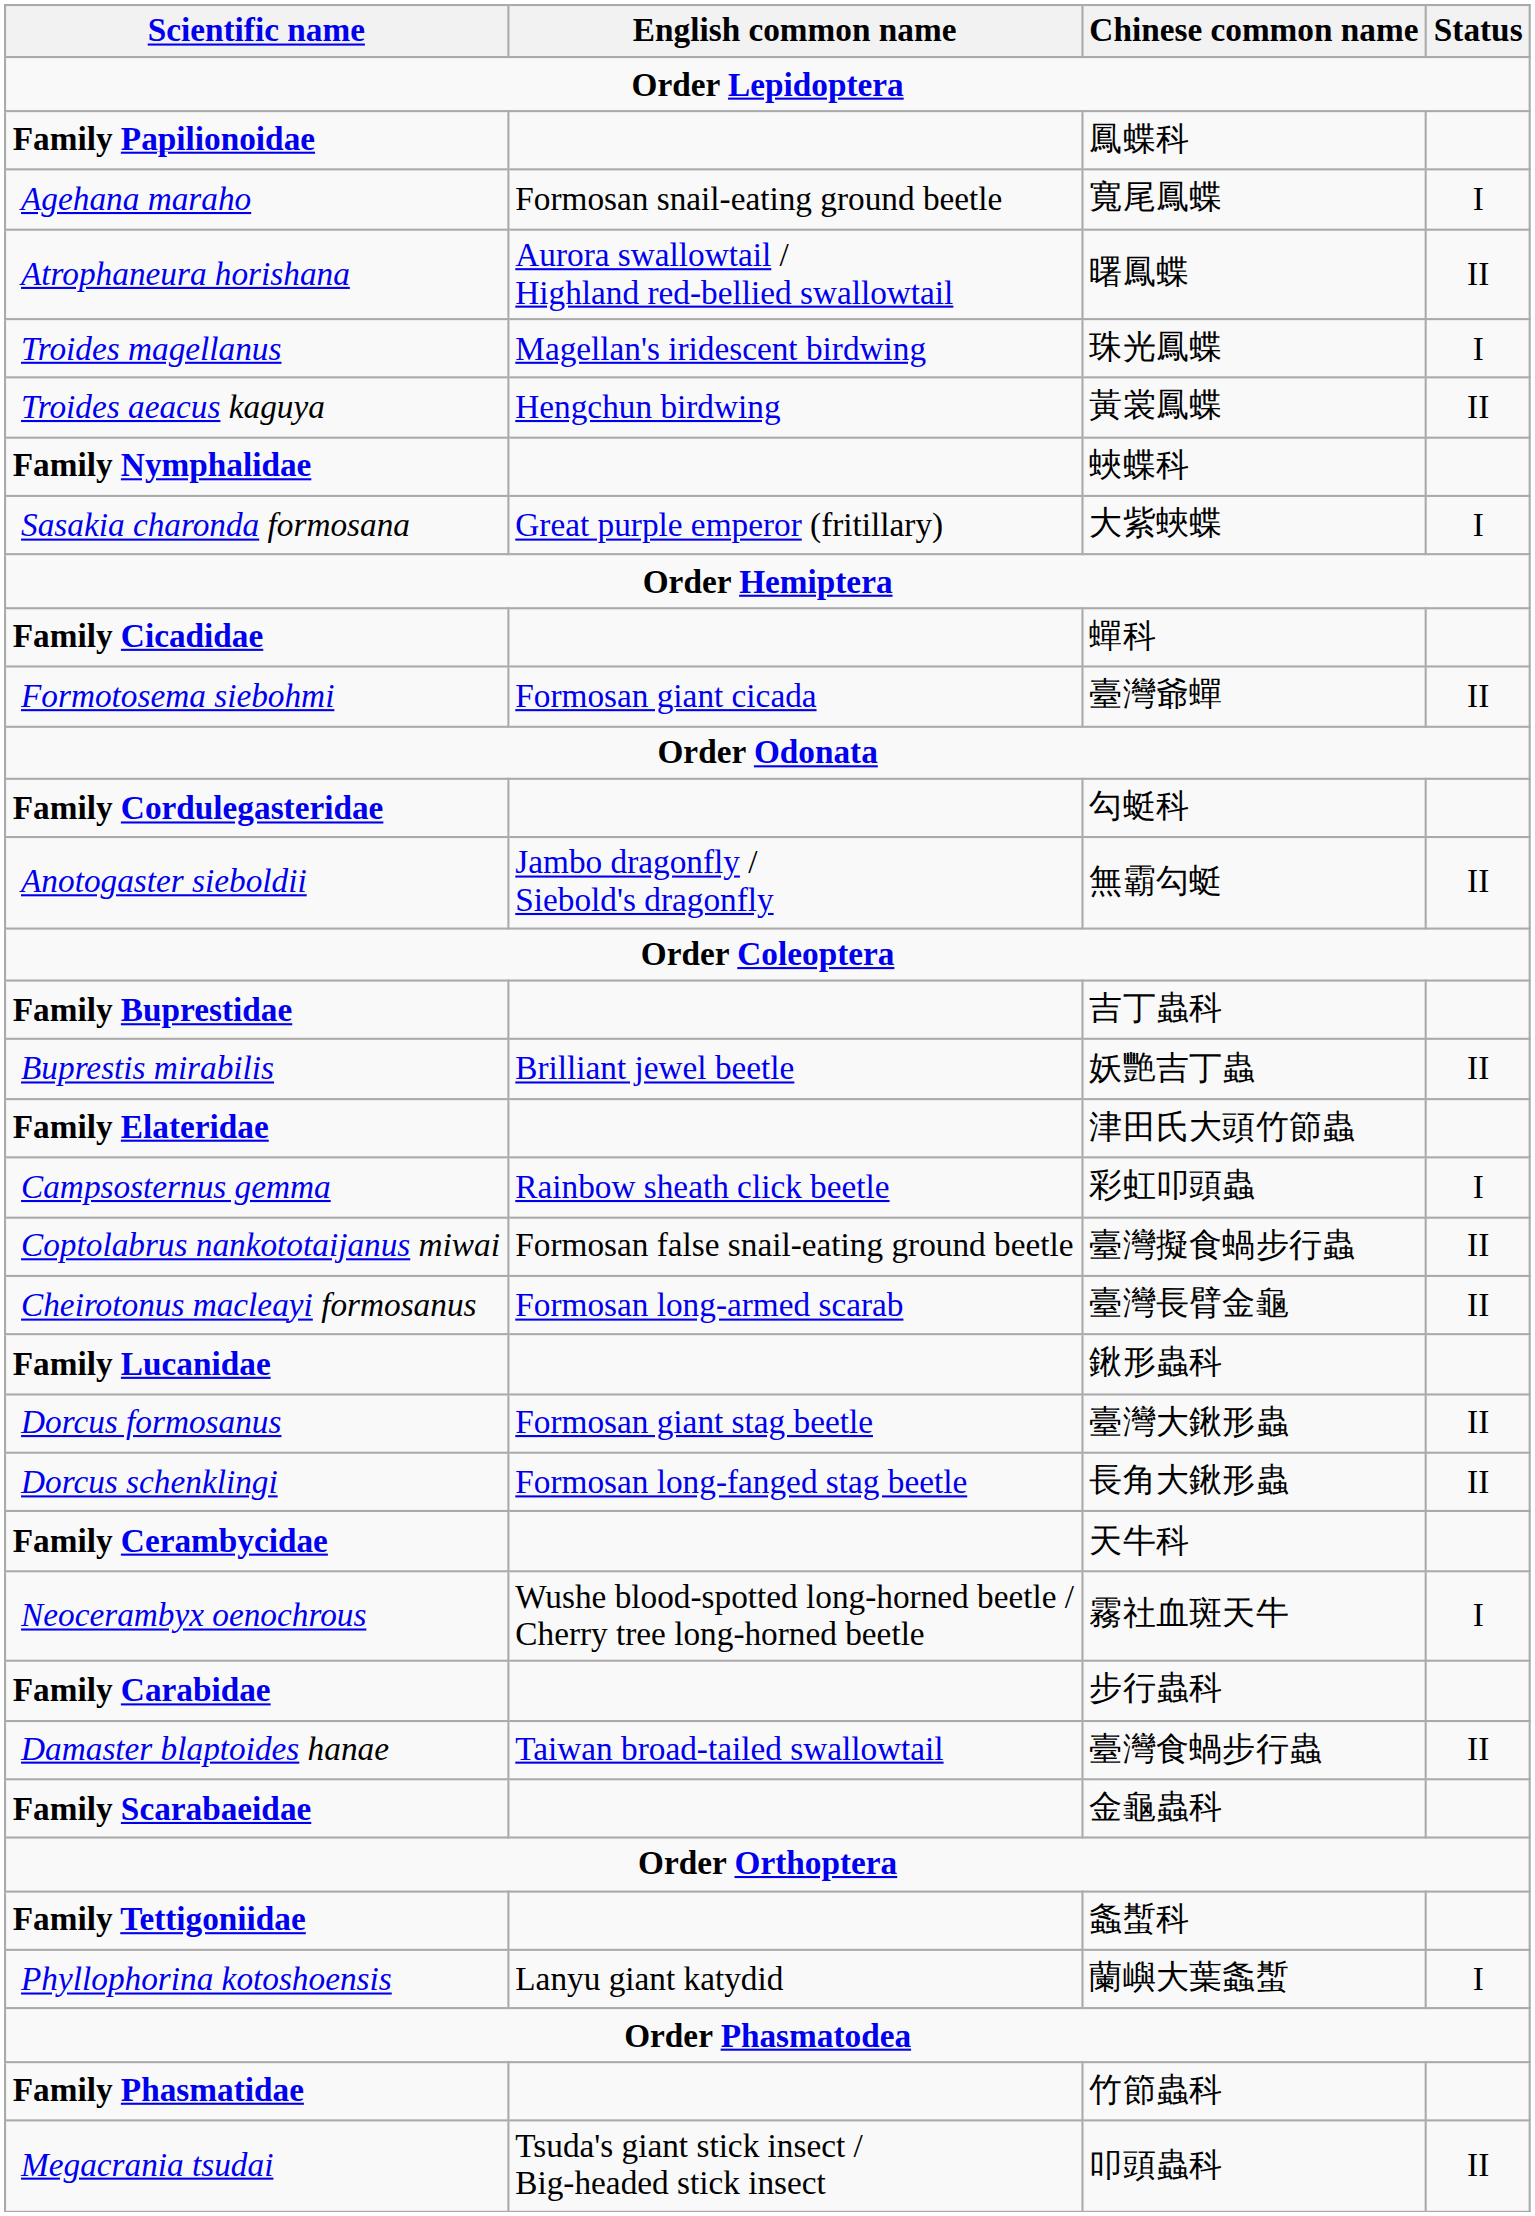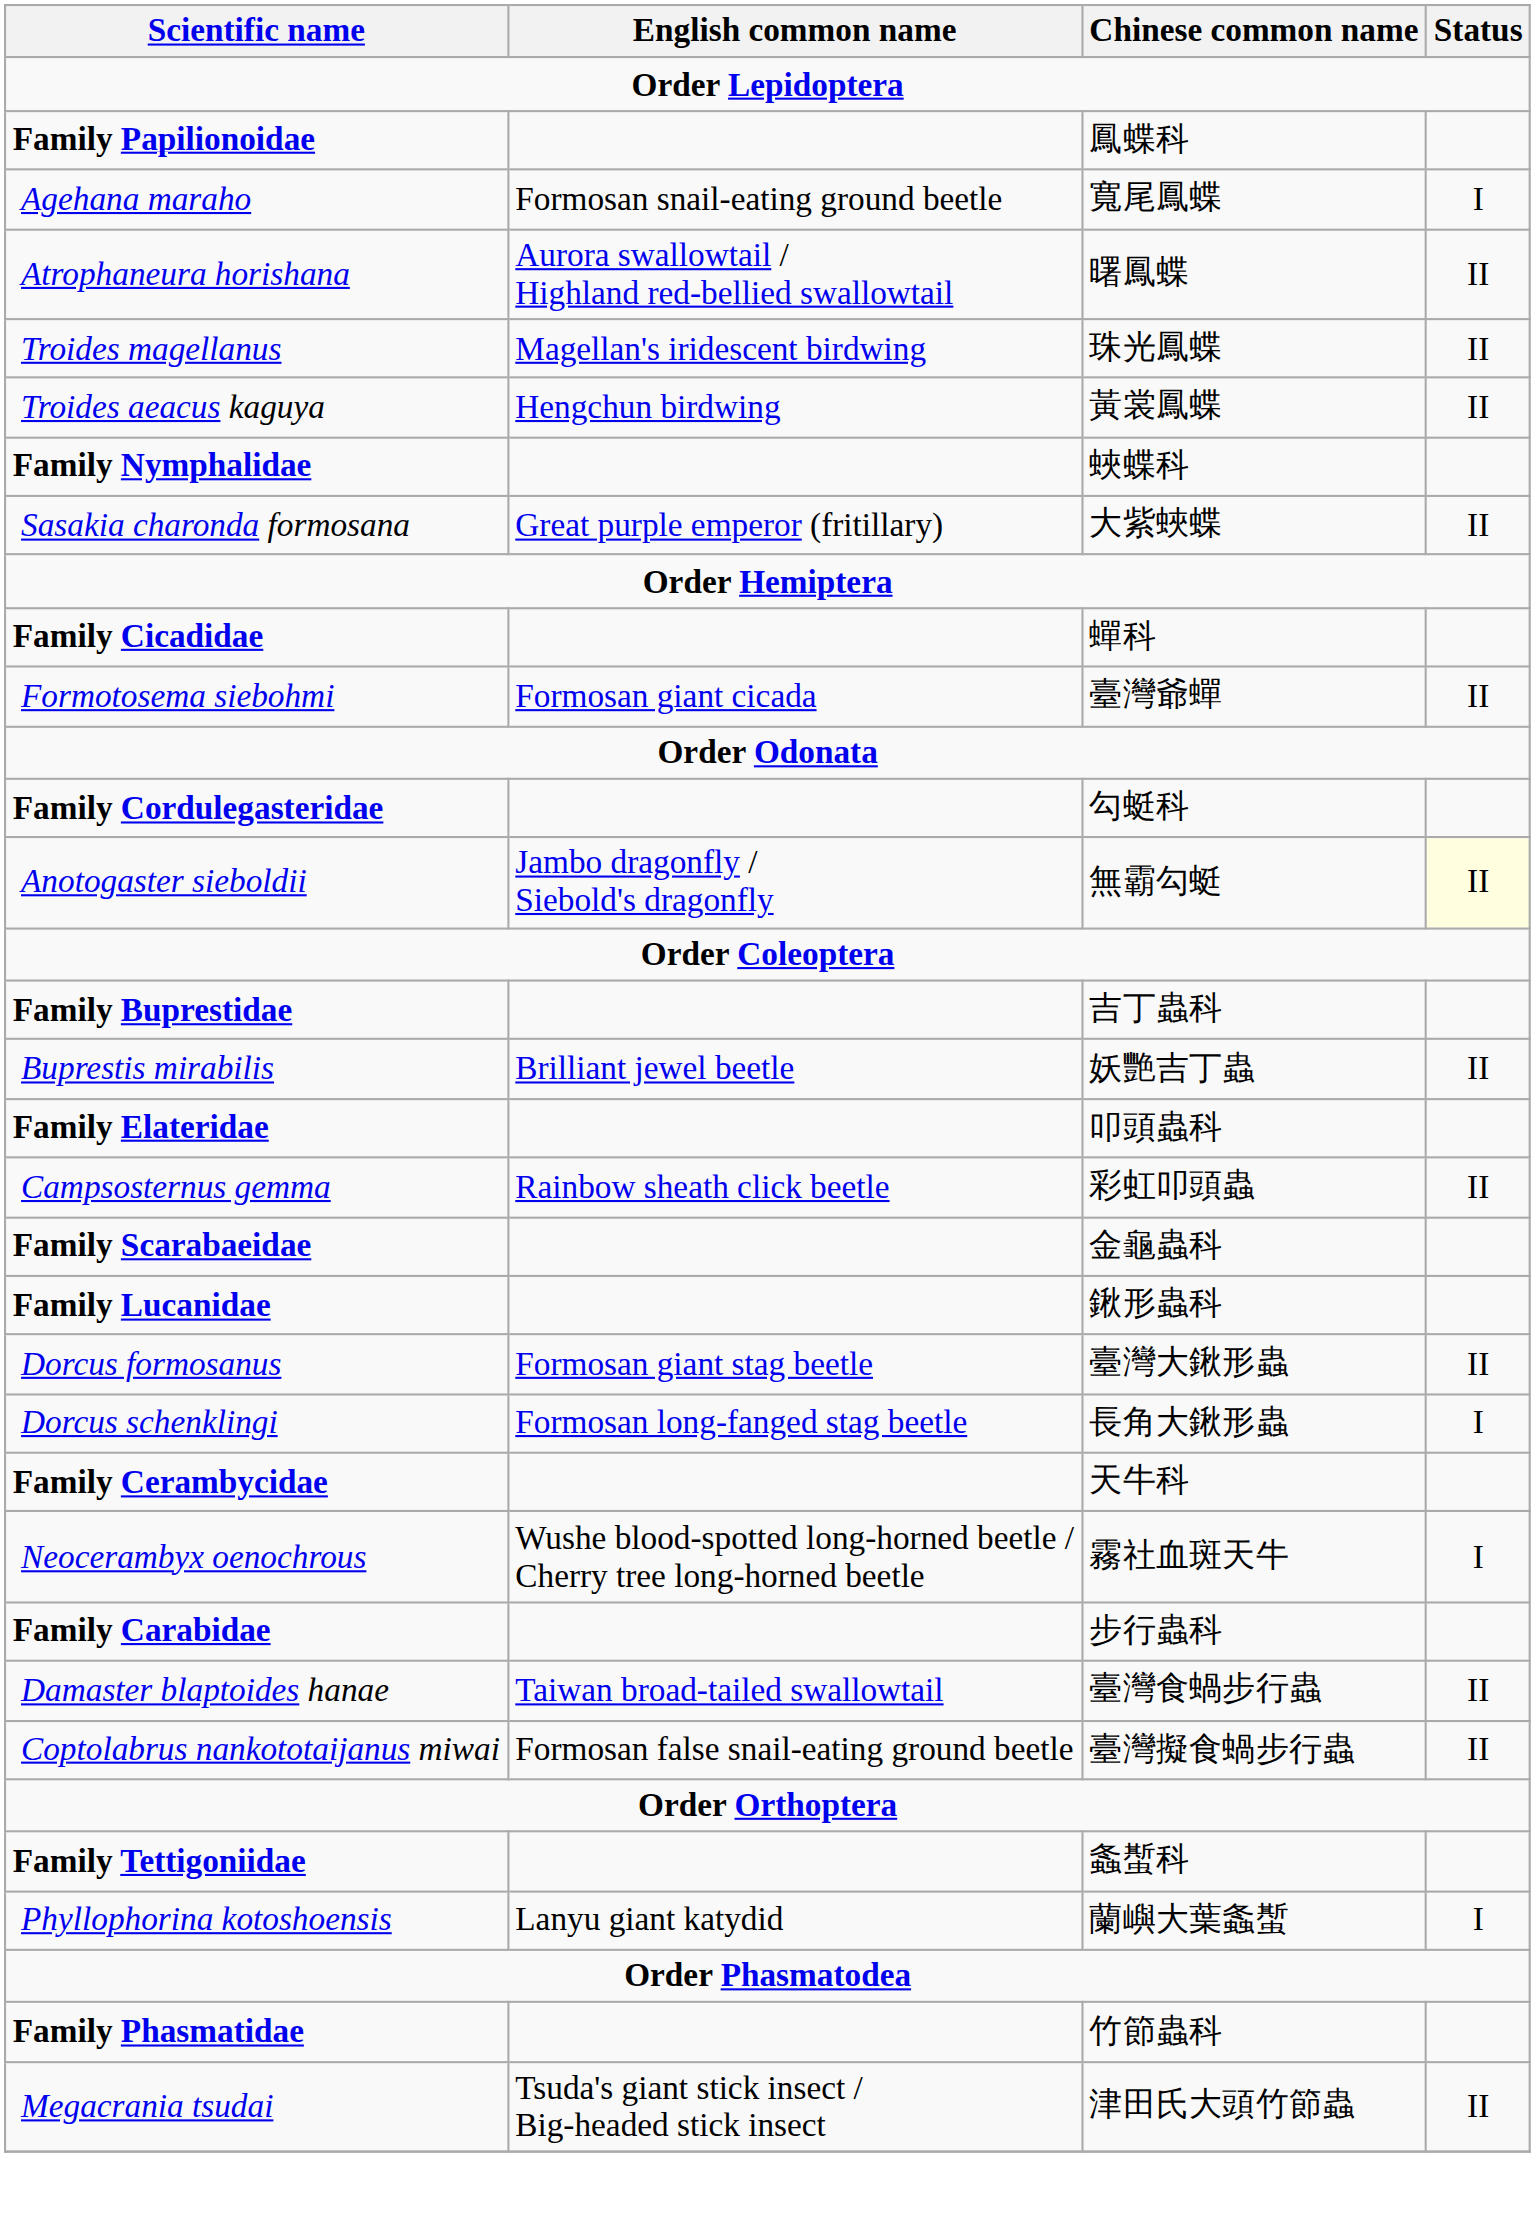(1478, 347) I -> (1478, 347) II
(1478, 524) I -> (1478, 524) II
(1478, 882) no background -> (1478, 882) lightyellow background
(1222, 1126) 津田氏大頭竹節蟲 -> (1156, 1126) 叩頭蟲科
(1478, 1186) I -> (1478, 1186) II
rows swapped: (162, 1807) <-> (256, 1245)
- row: (245, 1304)
(1478, 1481) II -> (1478, 1422) I
(1156, 2164) 叩頭蟲科 -> (1222, 2105) 津田氏大頭竹節蟲
